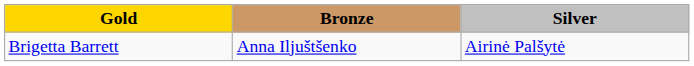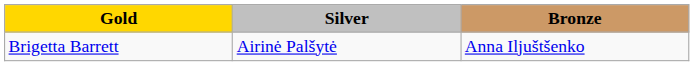columns swapped: (575, 18) <-> (347, 18)
